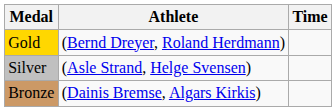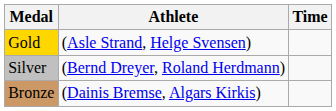(173, 42) (Bernd Dreyer, Roland Herdmann) -> (156, 42) (Asle Strand, Helge Svensen)
(156, 67) (Asle Strand, Helge Svensen) -> (173, 67) (Bernd Dreyer, Roland Herdmann)
